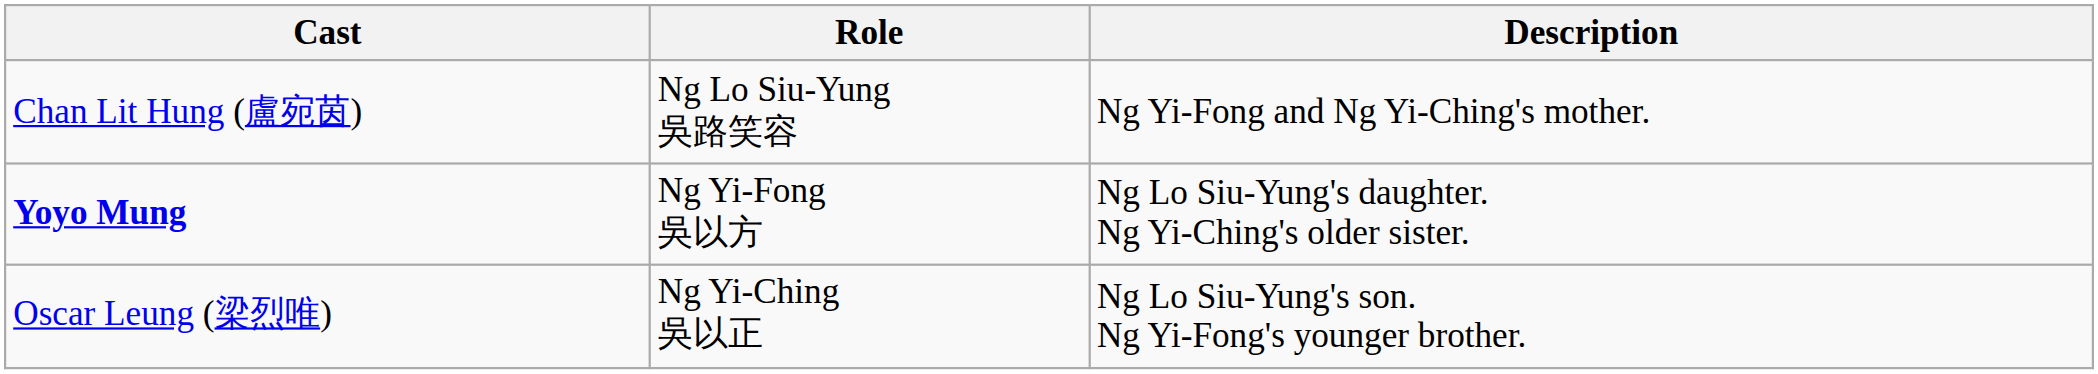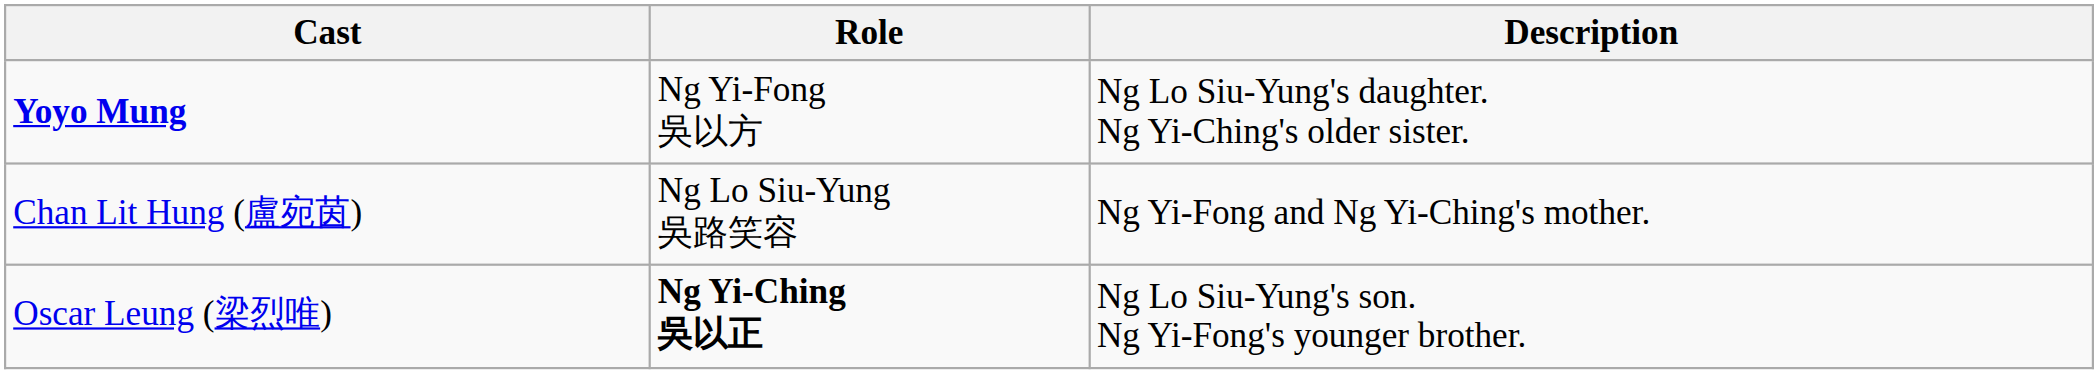rows swapped: (188, 110) <-> (100, 213)
(748, 313) normal -> (752, 313) bold
